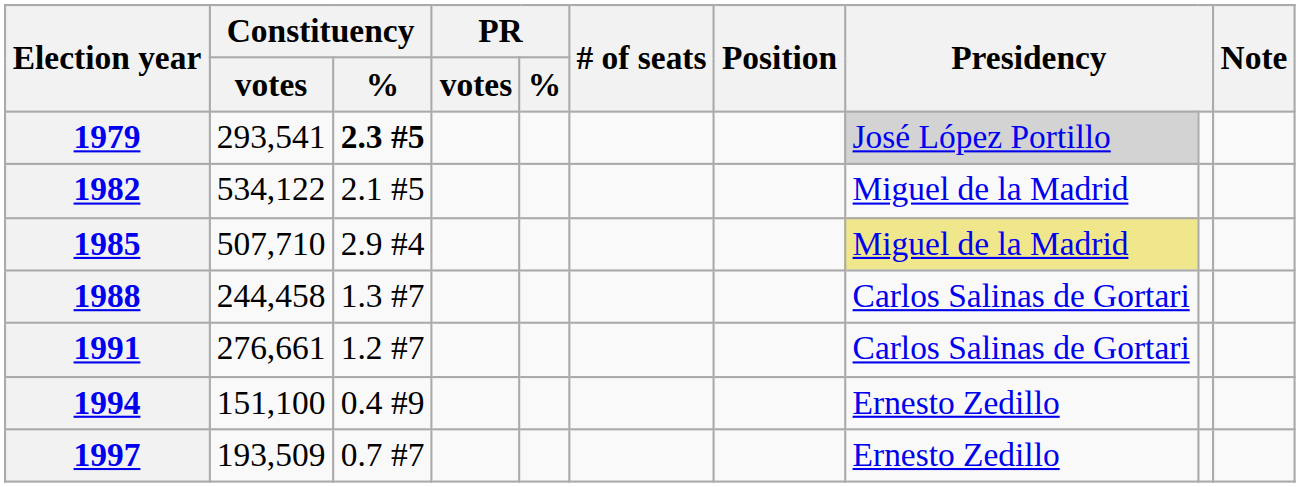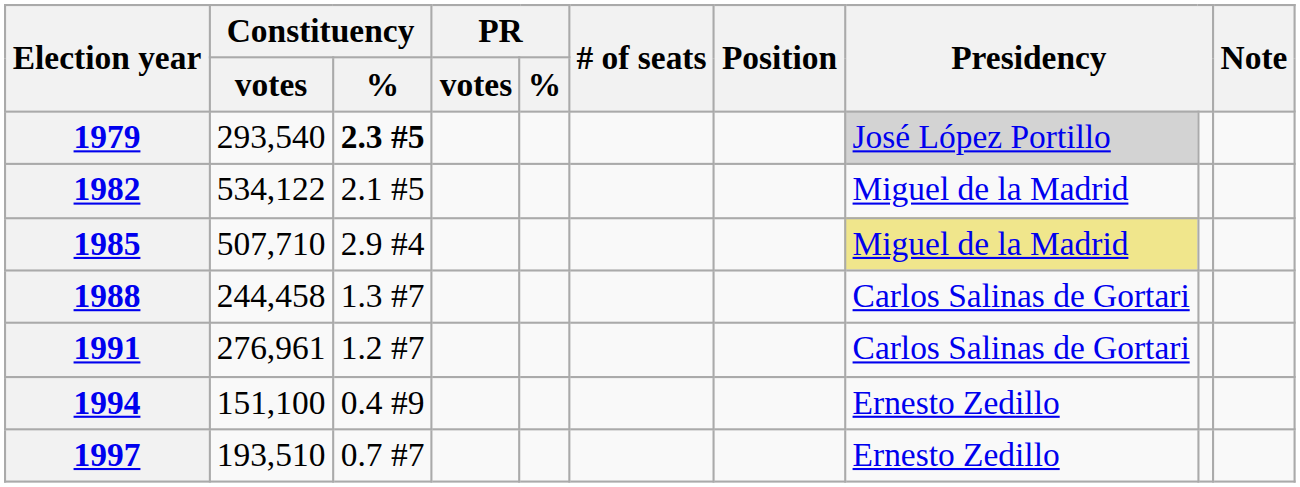(271, 137) 293,541 -> (271, 137) 293,540
(271, 349) 276,661 -> (271, 349) 276,961
(271, 455) 193,509 -> (271, 455) 193,510
